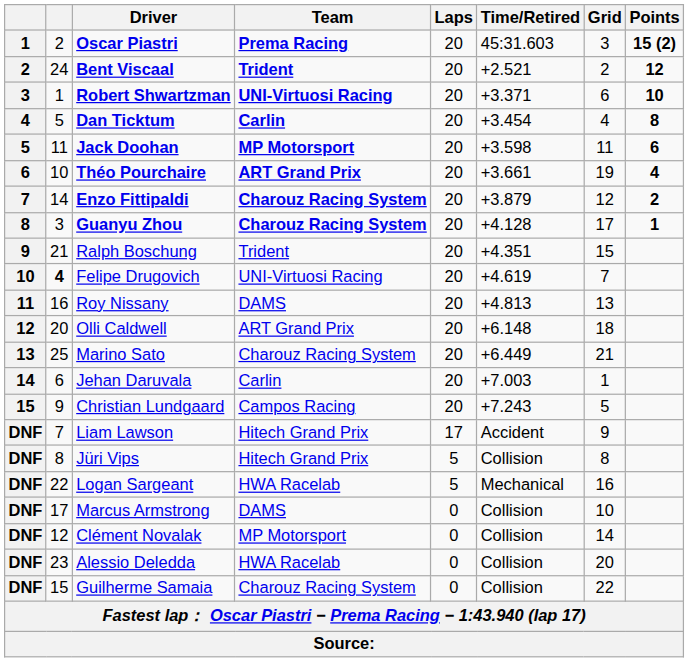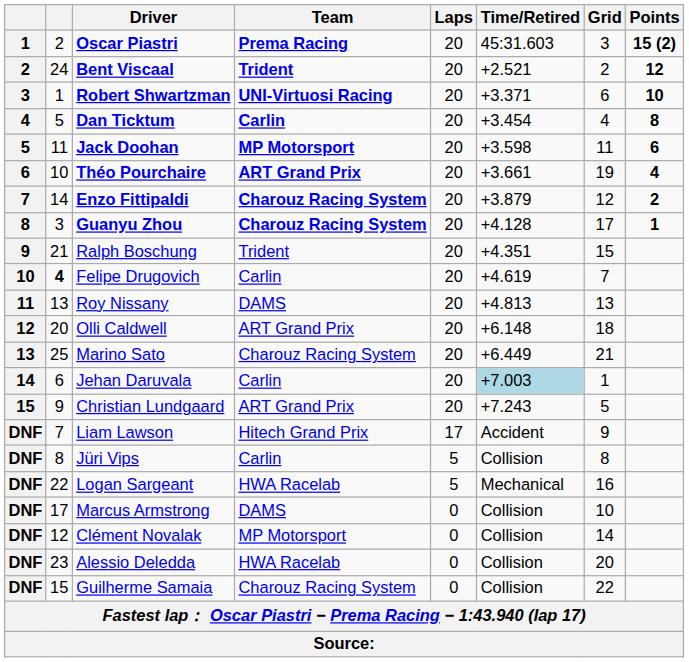(311, 277) UNI-Virtuosi Racing -> (260, 277) Carlin
(59, 303) 16 -> (59, 303) 13
(506, 380) no background -> (506, 380) lightblue background
(297, 406) Campos Racing -> (296, 406) ART Grand Prix
(303, 458) Hitech Grand Prix -> (260, 458) Carlin
